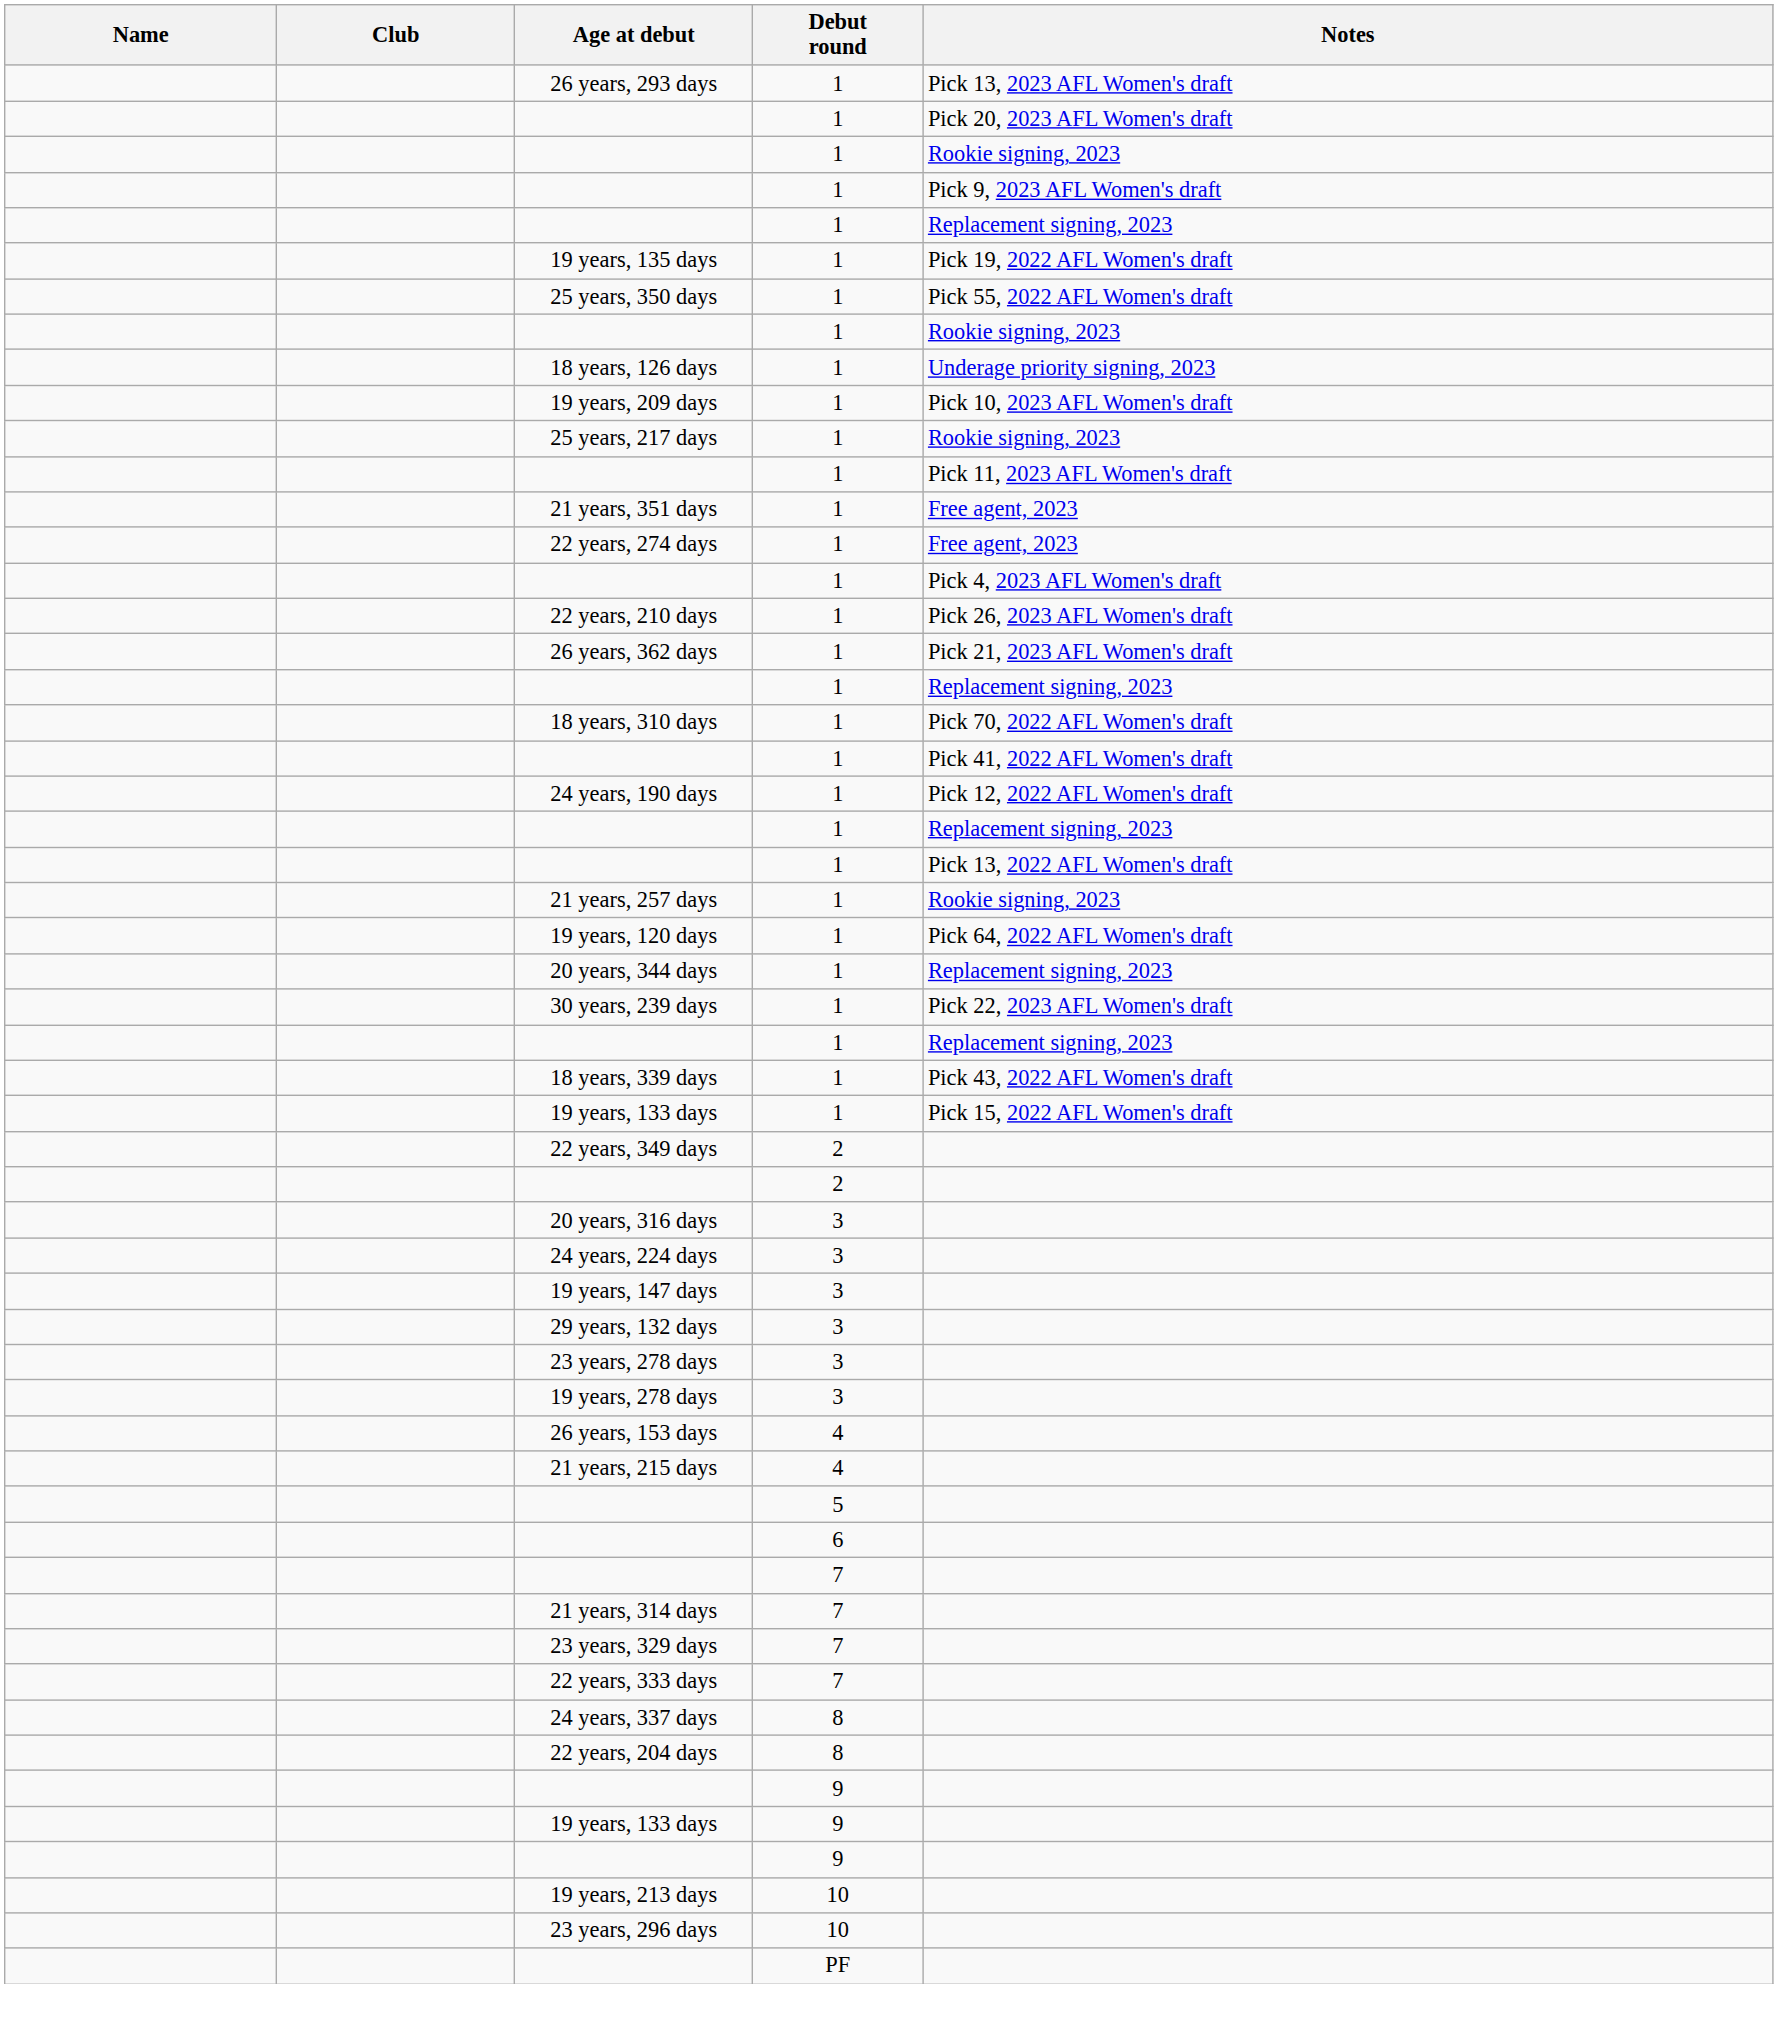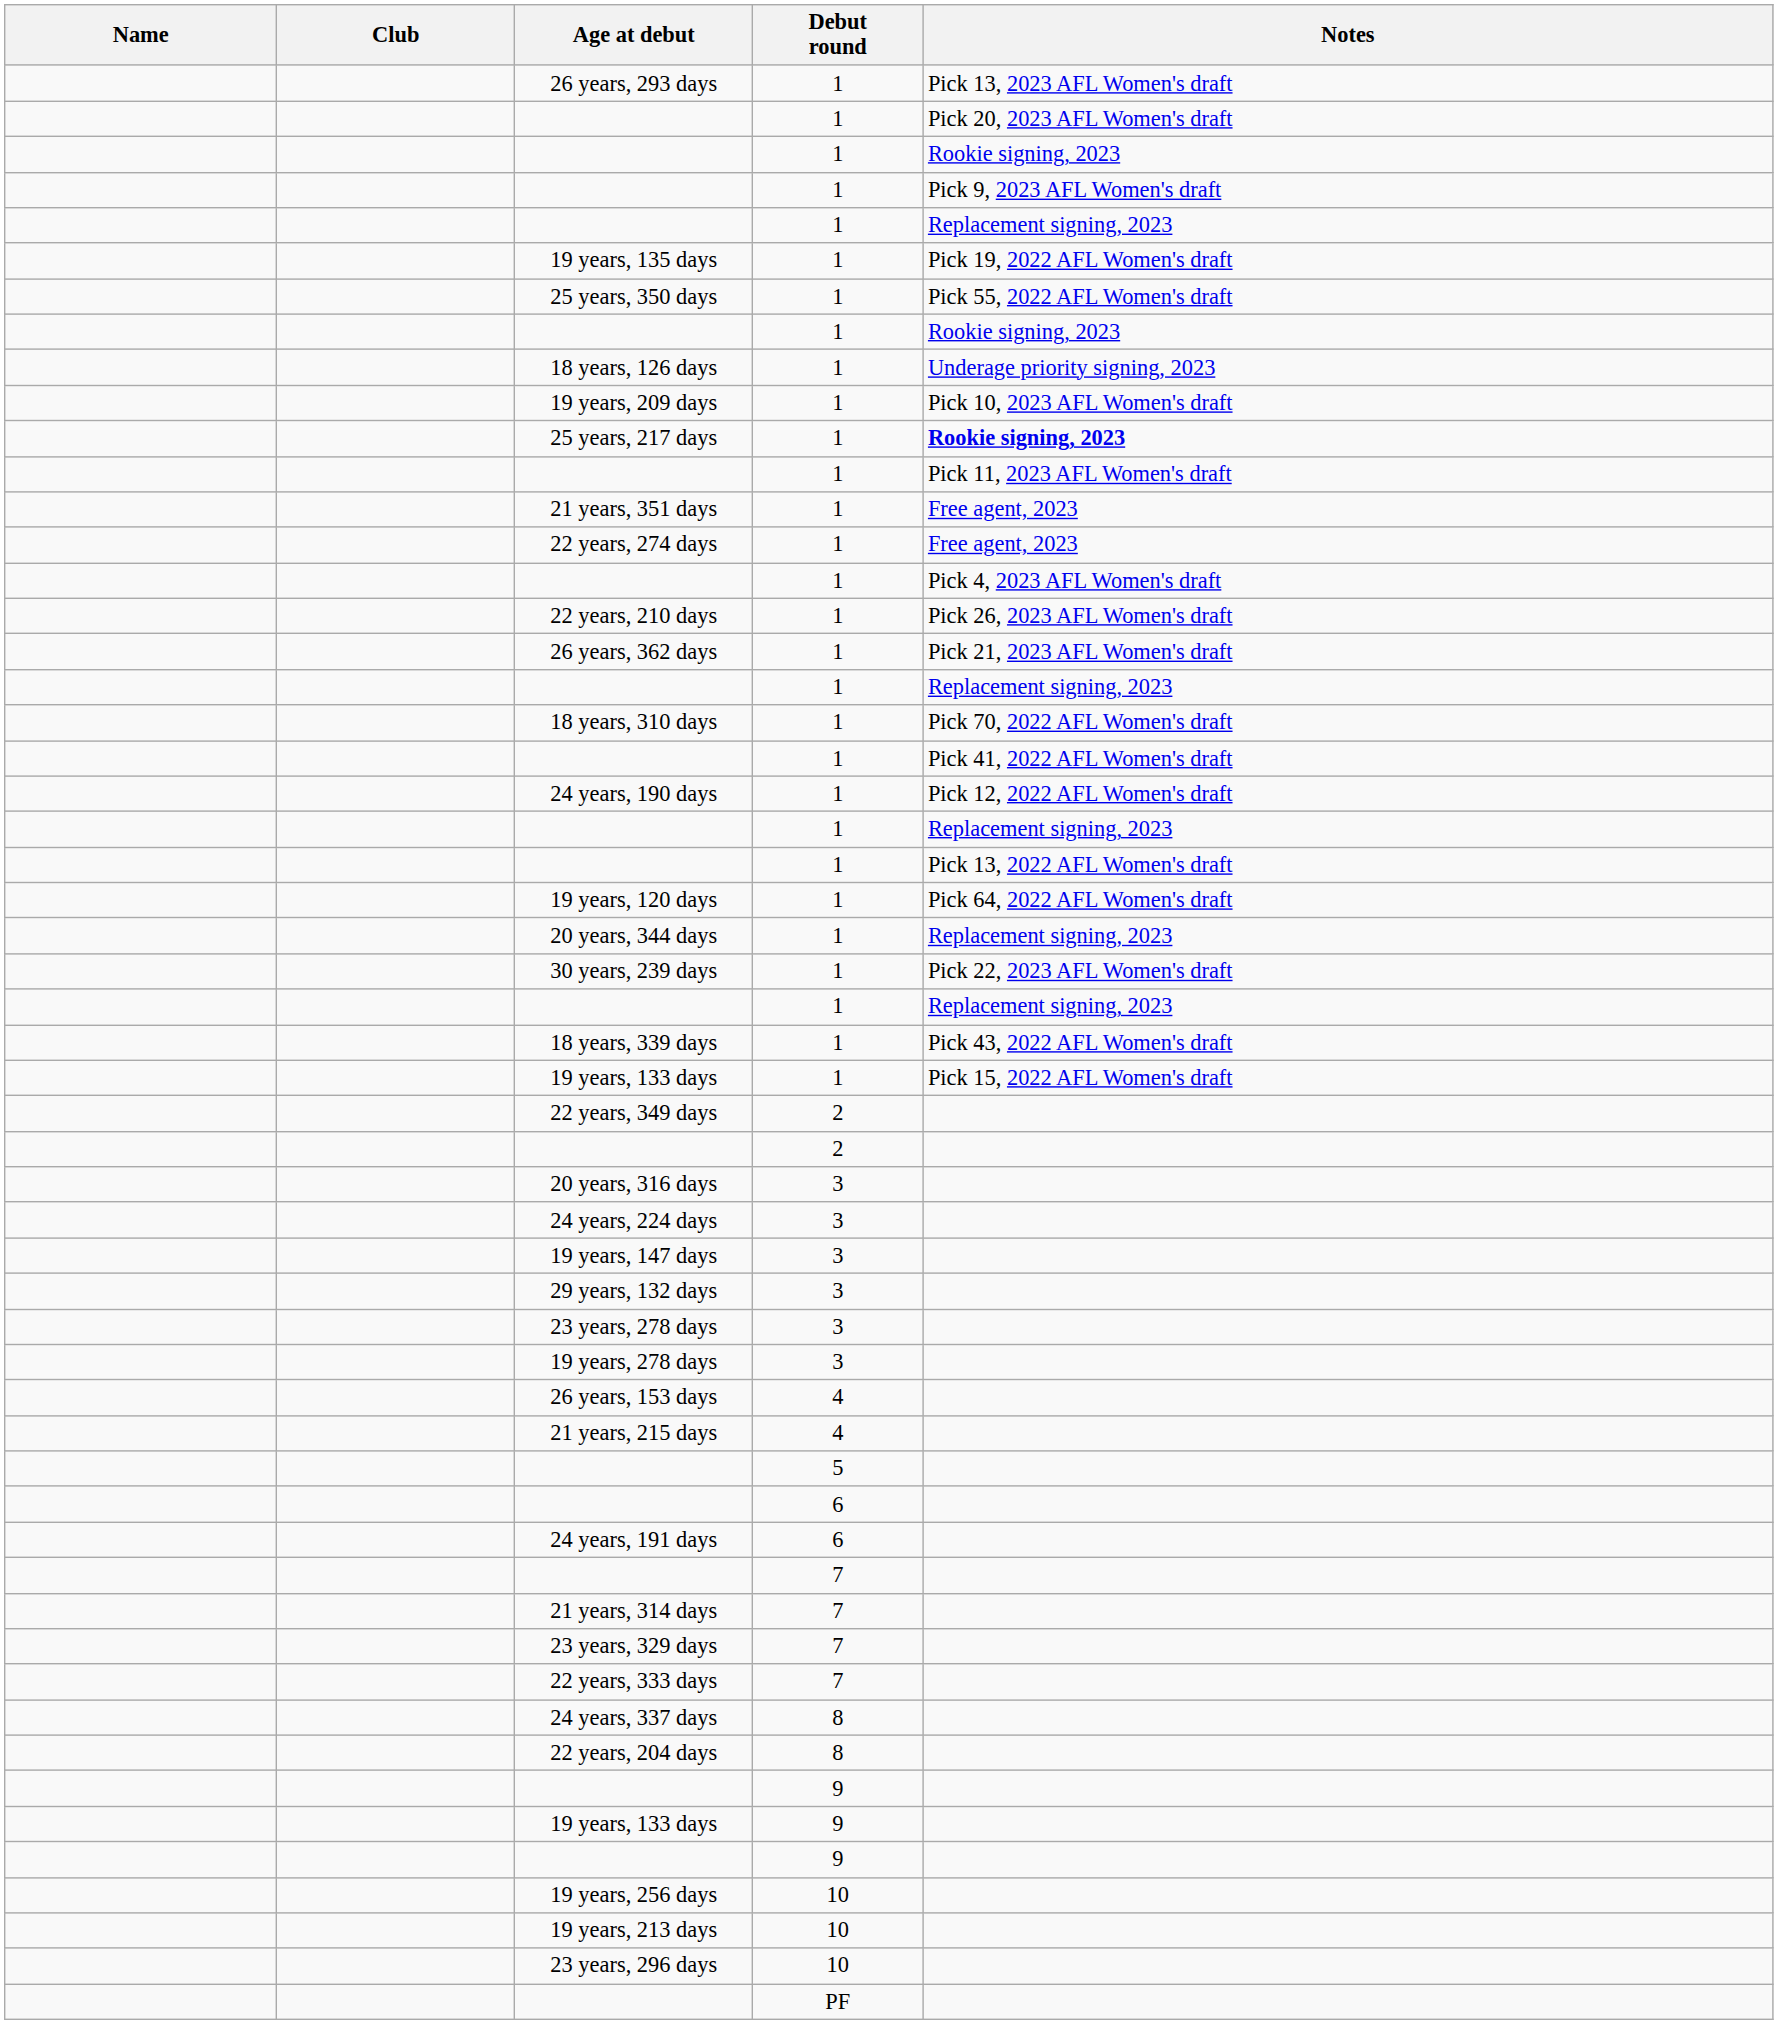(1024, 438) normal -> (1027, 438) bold
- row: (634, 900)
+ row: (634, 1539)
+ row: (634, 1894)
